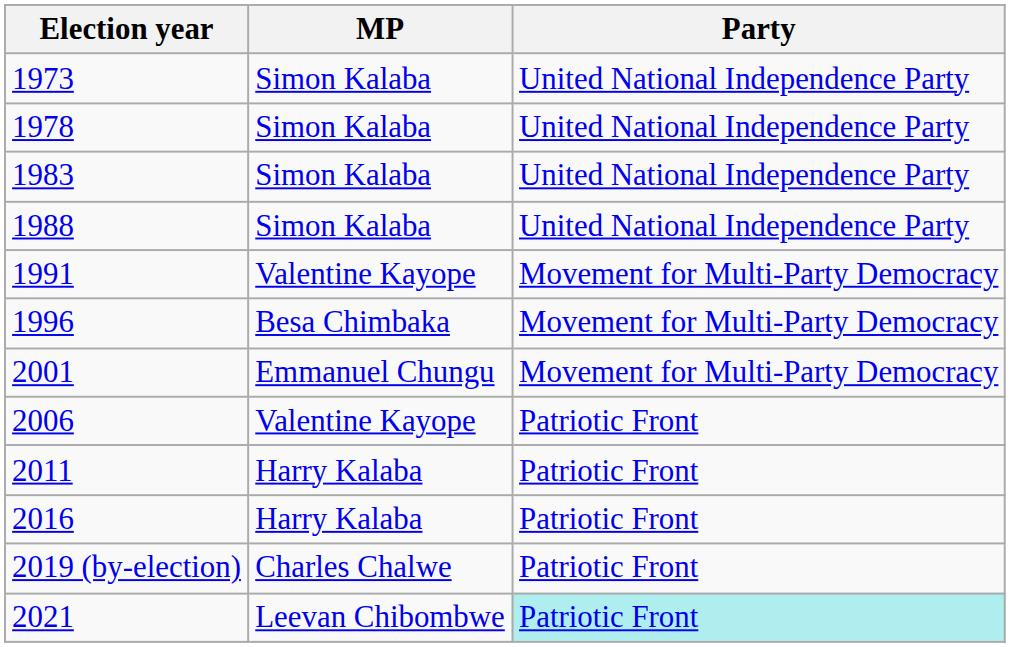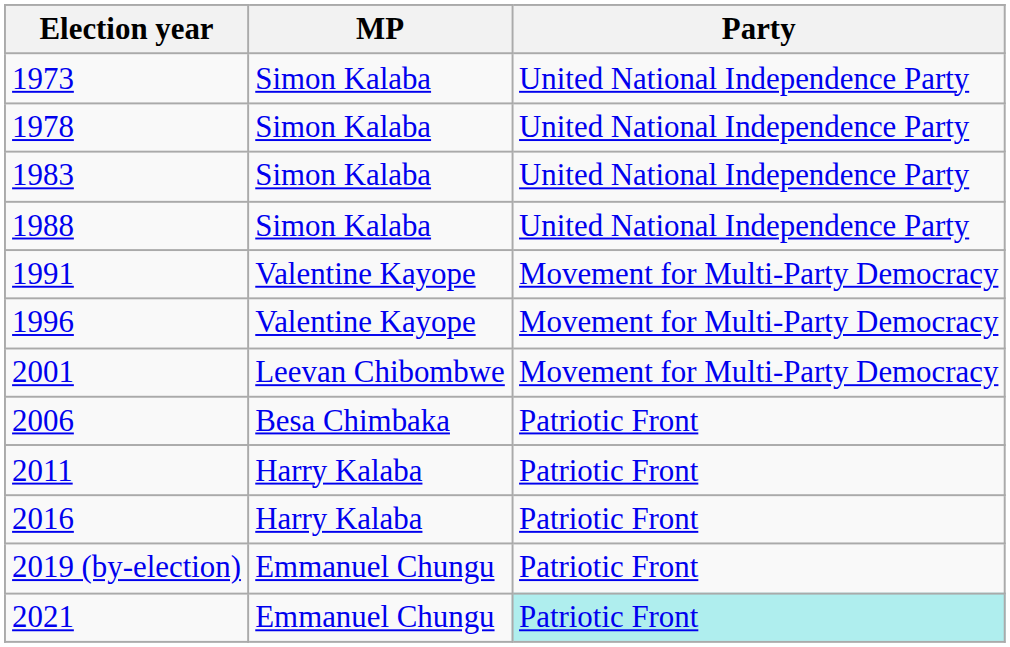(353, 322) Besa Chimbaka -> (365, 322) Valentine Kayope
(375, 371) Emmanuel Chungu -> (380, 371) Leevan Chibombwe
(365, 420) Valentine Kayope -> (353, 420) Besa Chimbaka
(353, 567) Charles Chalwe -> (375, 567) Emmanuel Chungu
(380, 616) Leevan Chibombwe -> (375, 616) Emmanuel Chungu
